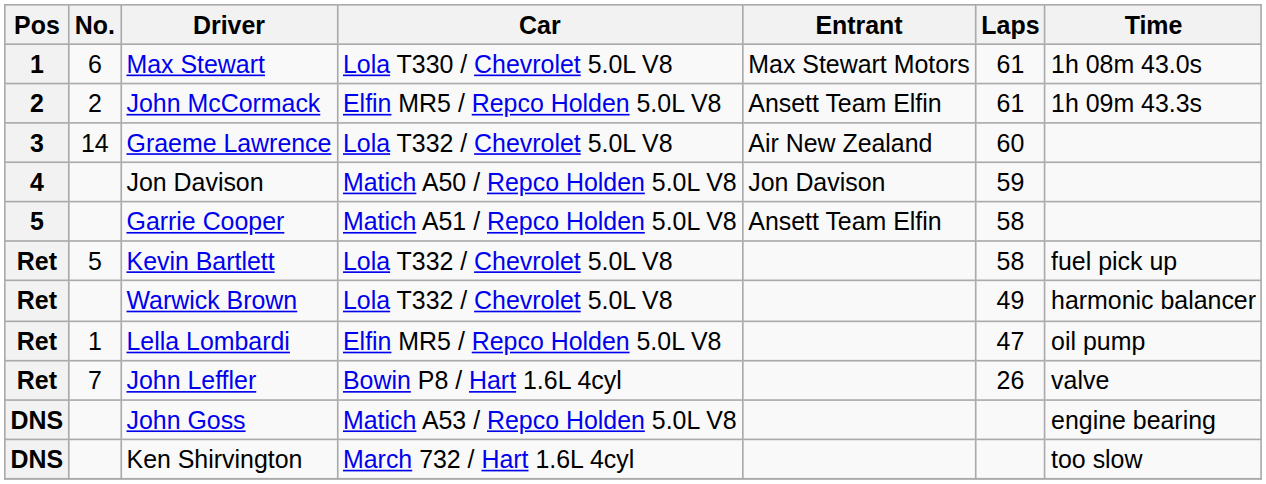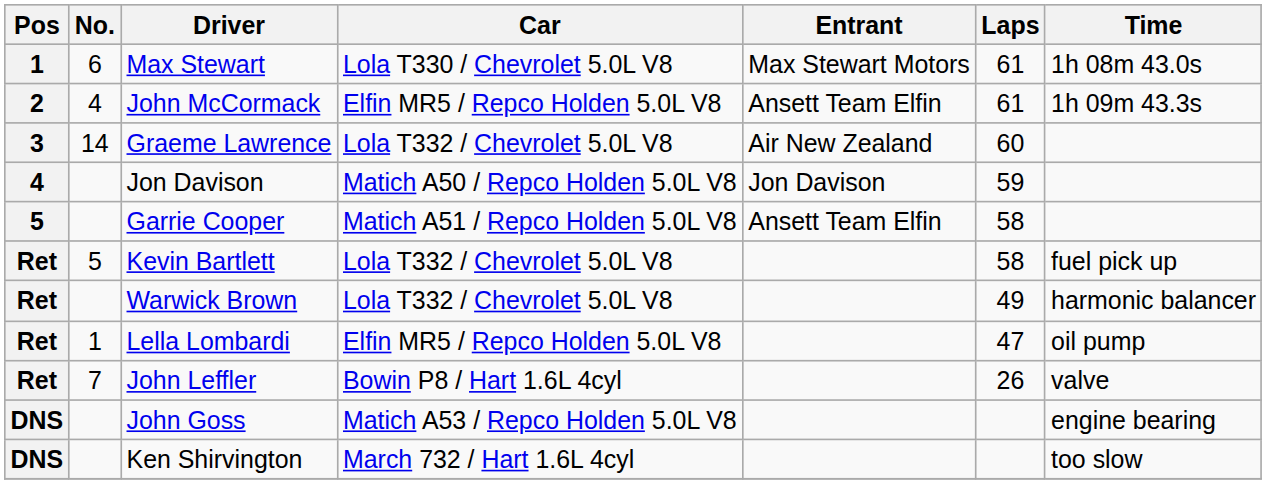(95, 104) 2 -> (95, 104) 4
